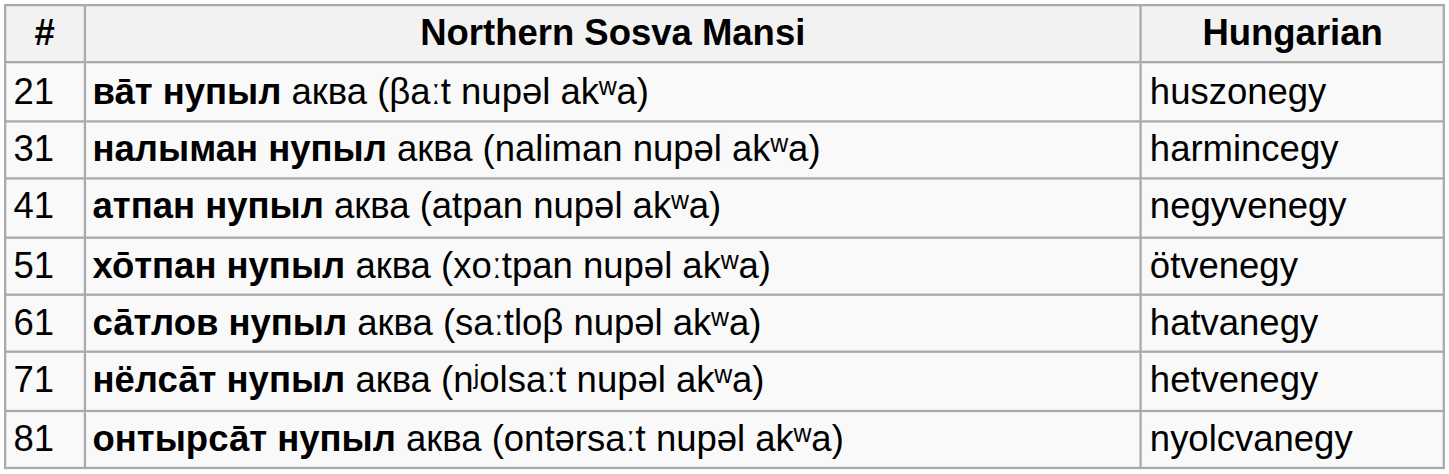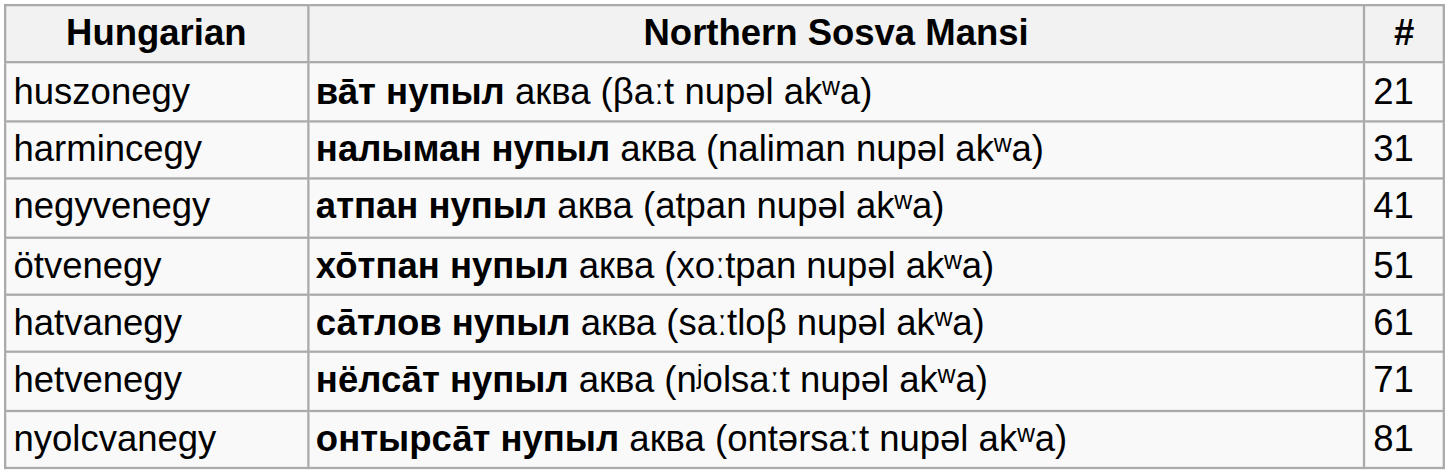columns swapped: (45, 33) <-> (1293, 33)
